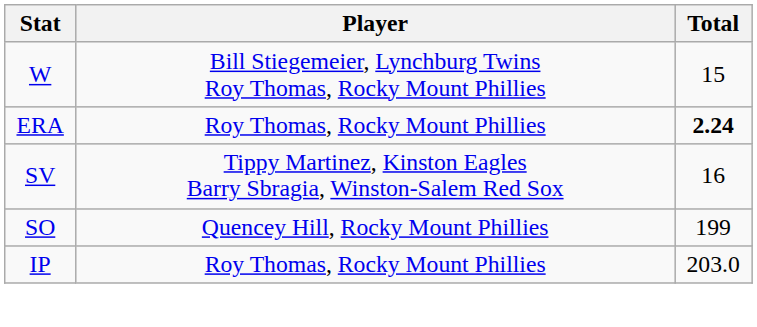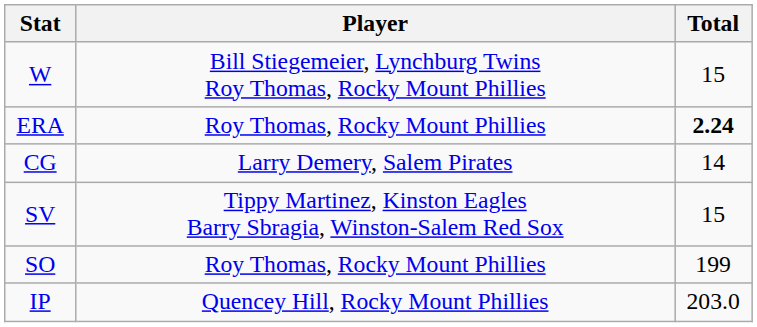+ row: (40, 162)
(713, 175) 16 -> (713, 213) 15
(375, 226) Quencey Hill, Rocky Mount Phillies -> (375, 264) Roy Thomas, Rocky Mount Phillies
(375, 264) Roy Thomas, Rocky Mount Phillies -> (375, 301) Quencey Hill, Rocky Mount Phillies
